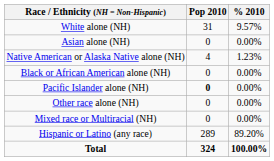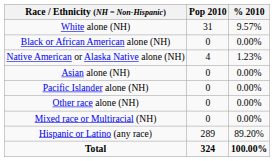rows swapped: (96, 73) <-> (96, 42)
(208, 88) bold -> (208, 88) normal
